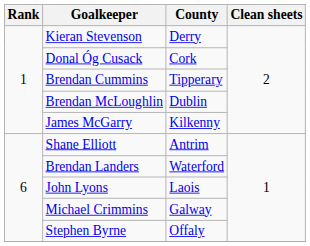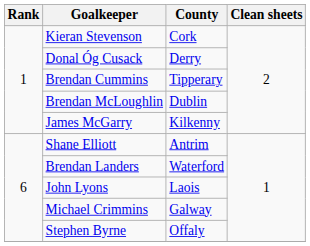(185, 36) Derry -> (183, 36) Cork
(183, 58) Cork -> (185, 58) Derry
